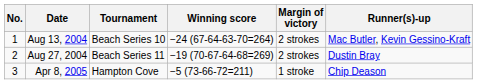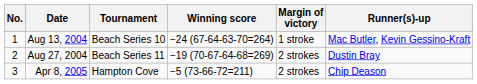(299, 40) 2 strokes -> (296, 40) 1 stroke
(296, 71) 1 stroke -> (299, 71) 2 strokes
